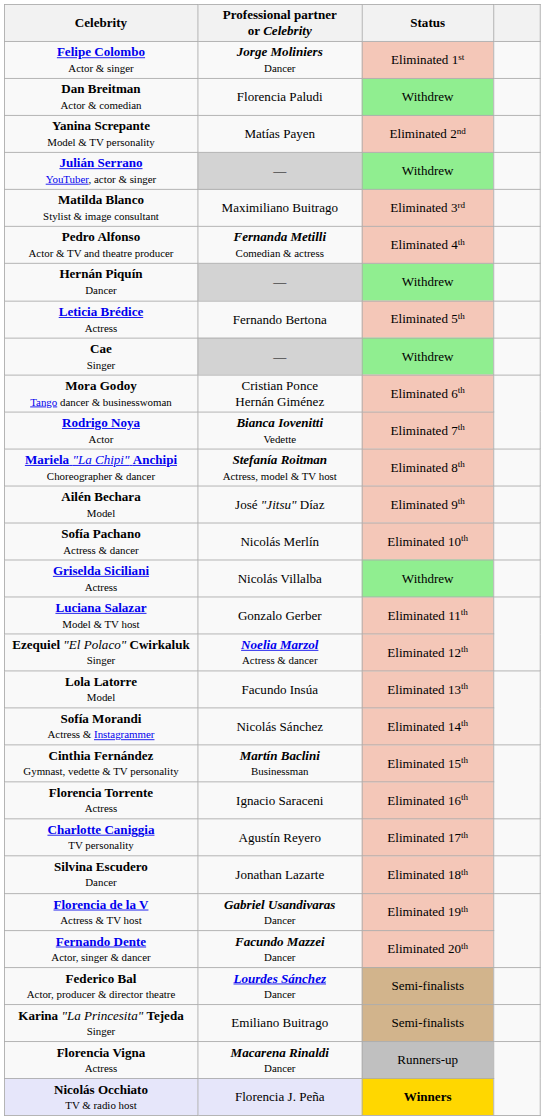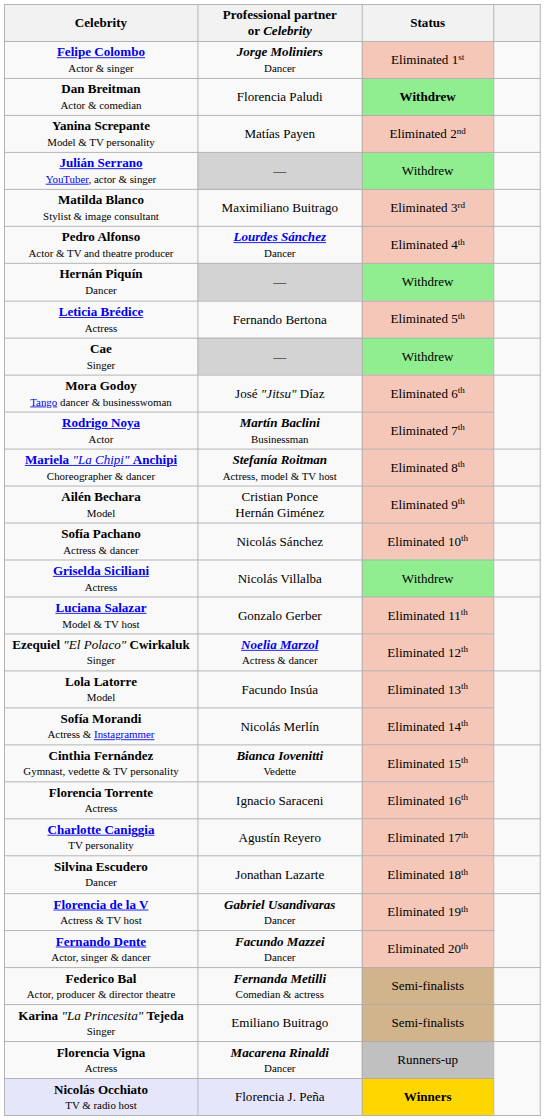(428, 97) normal -> (428, 97) bold
(280, 245) Fernanda Metilli Comedian & actress -> (280, 245) Lourdes Sánchez Dancer
(280, 393) Cristian Ponce Hernán Giménez -> (280, 393) José "Jitsu" Díaz
(280, 430) Bianca Iovenitti Vedette -> (280, 430) Martín Baclini Businessman
(280, 504) José "Jitsu" Díaz -> (280, 504) Cristian Ponce Hernán Giménez
(280, 541) Nicolás Merlín -> (280, 541) Nicolás Sánchez
(280, 726) Nicolás Sánchez -> (280, 726) Nicolás Merlín
(280, 763) Martín Baclini Businessman -> (280, 763) Bianca Iovenitti Vedette
(280, 985) Lourdes Sánchez Dancer -> (280, 985) Fernanda Metilli Comedian & actress
